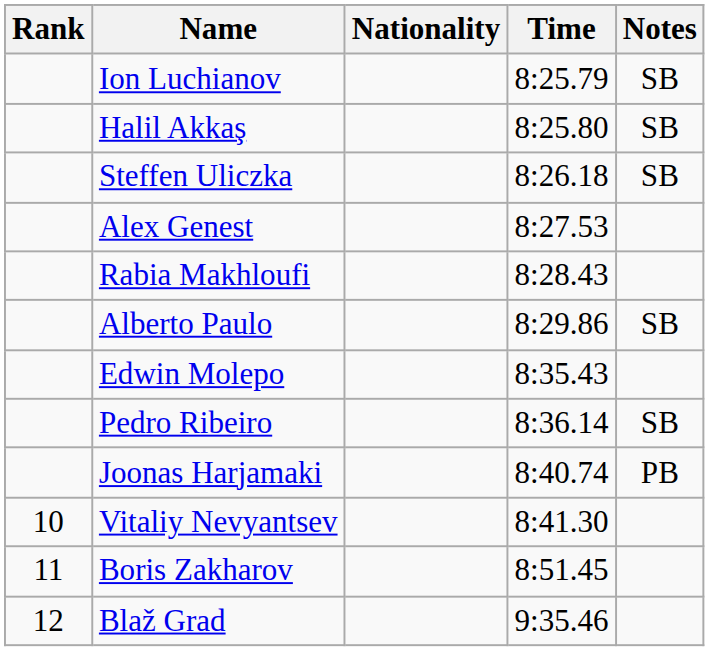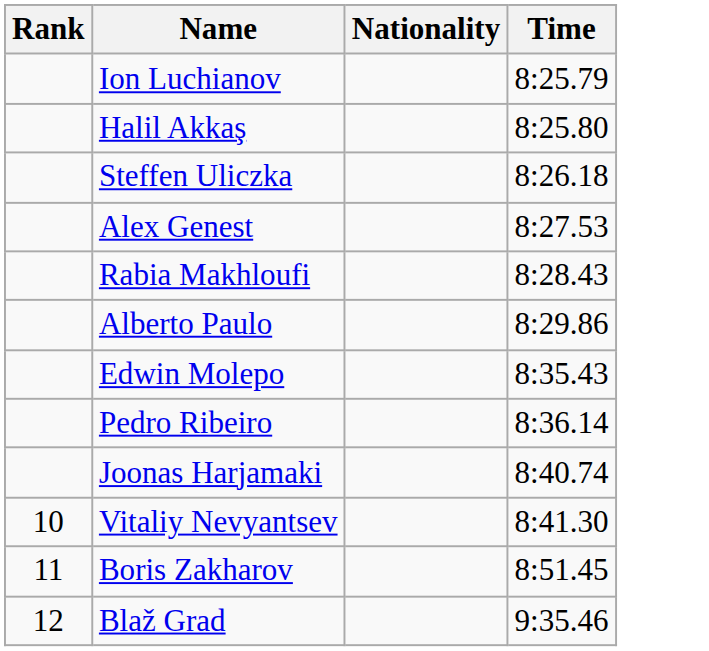- column: (660, 29)
